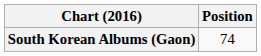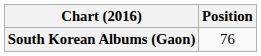(227, 39) 74 -> (227, 39) 76
